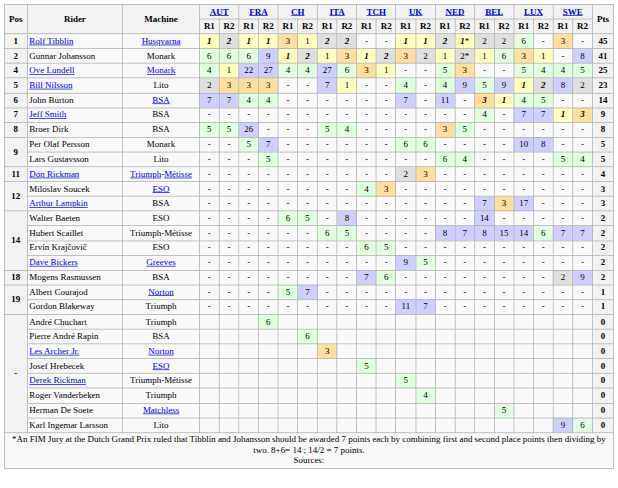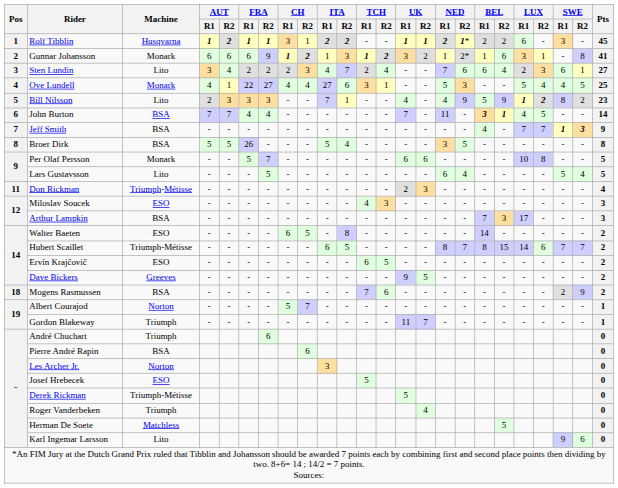+ row: (51, 70)
